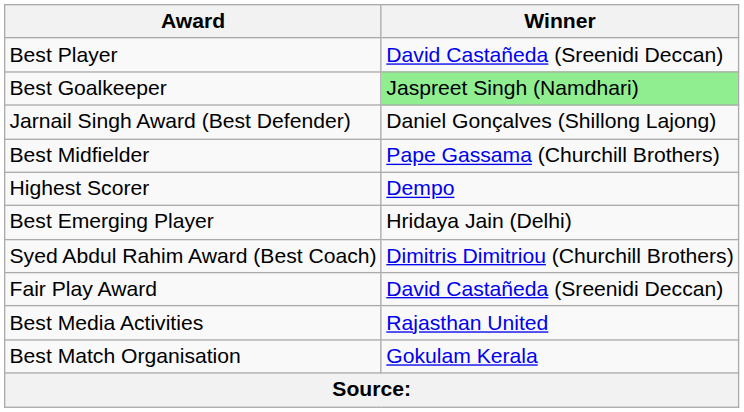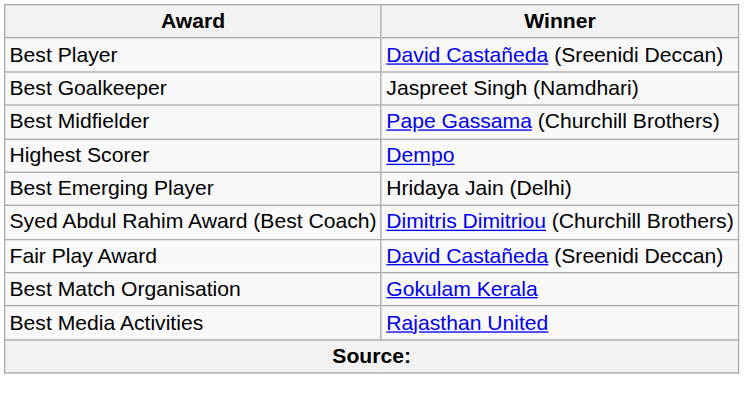(513, 88) lightgreen background -> (513, 88) no background
- row: (180, 121)
rows swapped: (125, 356) <-> (106, 322)
